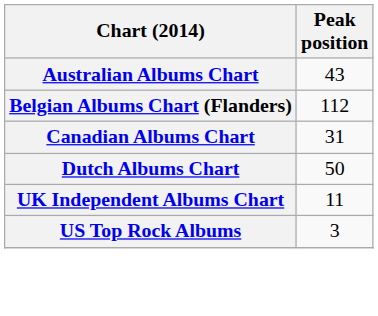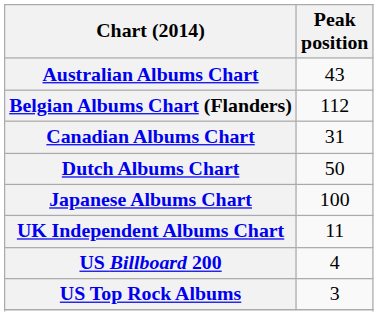+ row: (151, 199)
+ row: (151, 262)
